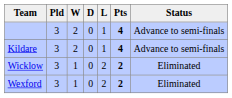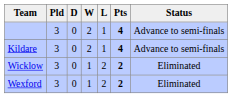columns swapped: (75, 13) <-> (91, 13)
